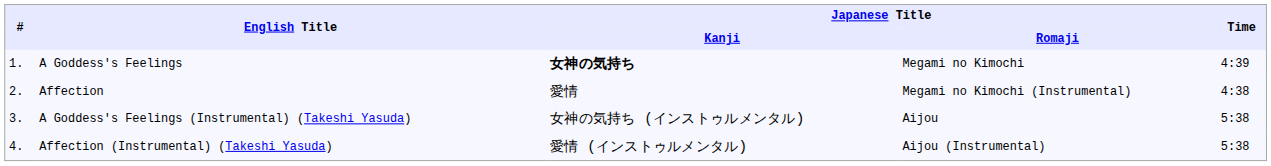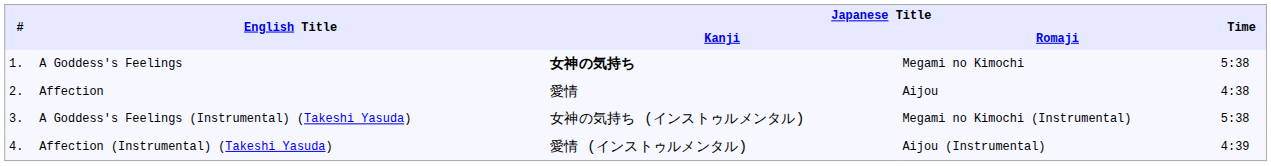(1235, 64) 4:39 -> (1235, 64) 5:38
(1017, 91) Megami no Kimochi (Instrumental) -> (920, 91) Aijou
(920, 119) Aijou -> (1017, 119) Megami no Kimochi (Instrumental)
(1235, 146) 5:38 -> (1235, 146) 4:39
